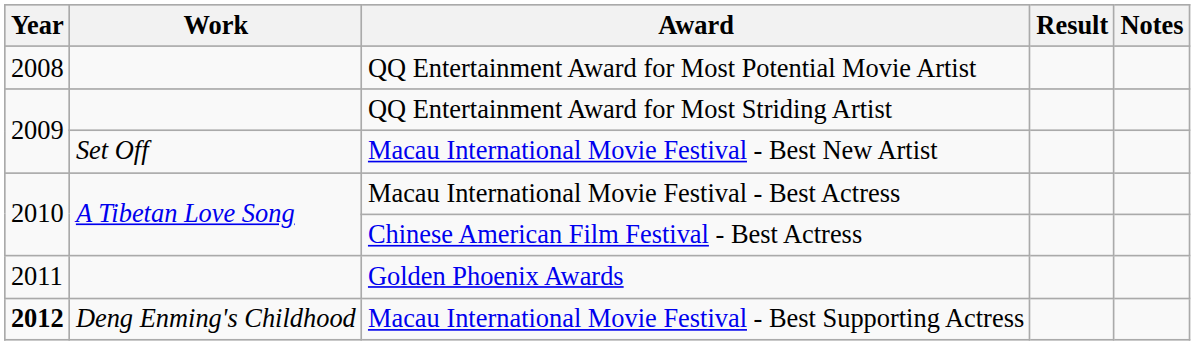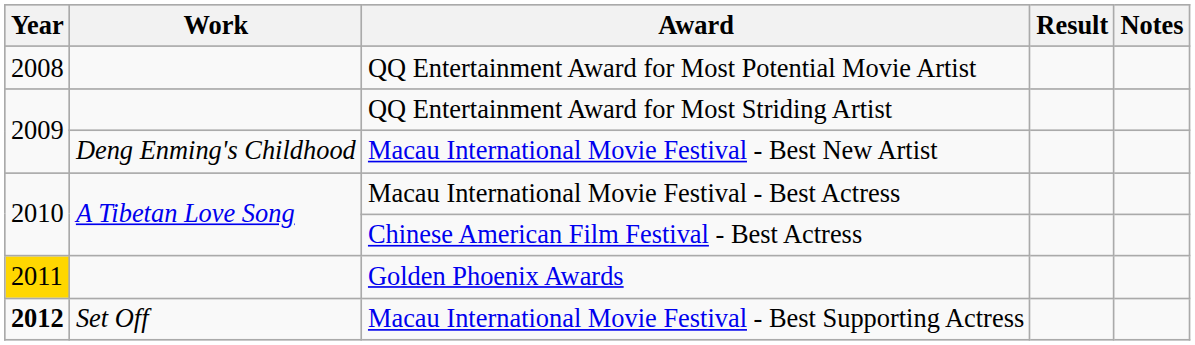(112, 151) Set Off -> (216, 151) Deng Enming's Childhood
(37, 276) no background -> (37, 276) gold background
(216, 318) Deng Enming's Childhood -> (112, 318) Set Off
